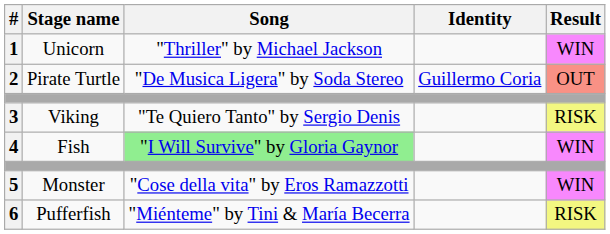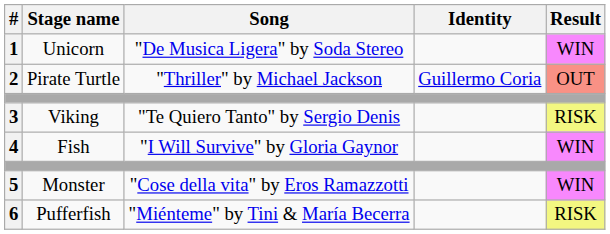(269, 49) "Thriller" by Michael Jackson -> (269, 49) "De Musica Ligera" by Soda Stereo
(269, 78) "De Musica Ligera" by Soda Stereo -> (269, 78) "Thriller" by Michael Jackson
(269, 146) lightgreen background -> (269, 146) no background
